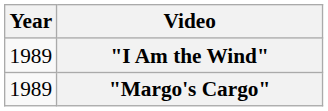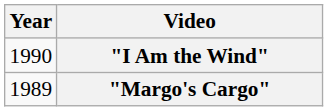(31, 55) 1989 -> (31, 55) 1990
